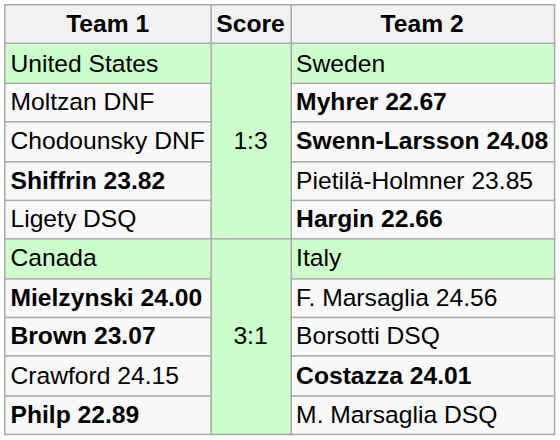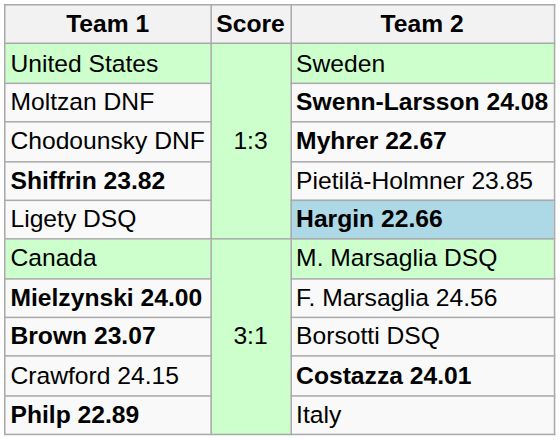(371, 102) Myhrer 22.67 -> (422, 102) Swenn-Larsson 24.08
(422, 141) Swenn-Larsson 24.08 -> (371, 141) Myhrer 22.67
(369, 219) no background -> (369, 219) lightblue background
(319, 258) Italy -> (397, 258) M. Marsaglia DSQ
(397, 414) M. Marsaglia DSQ -> (319, 414) Italy
